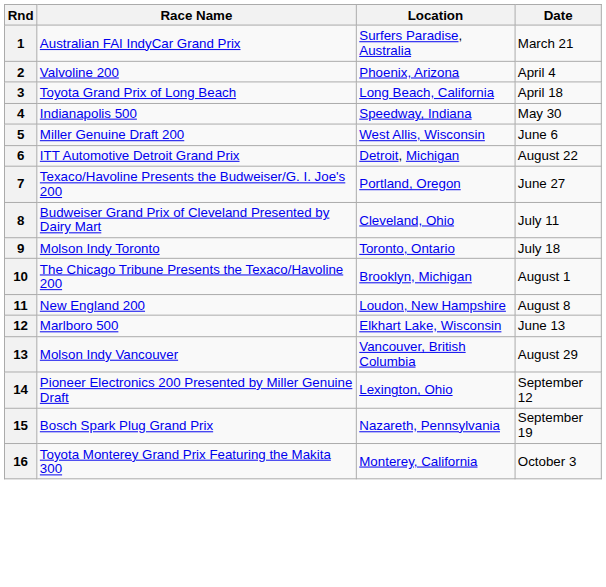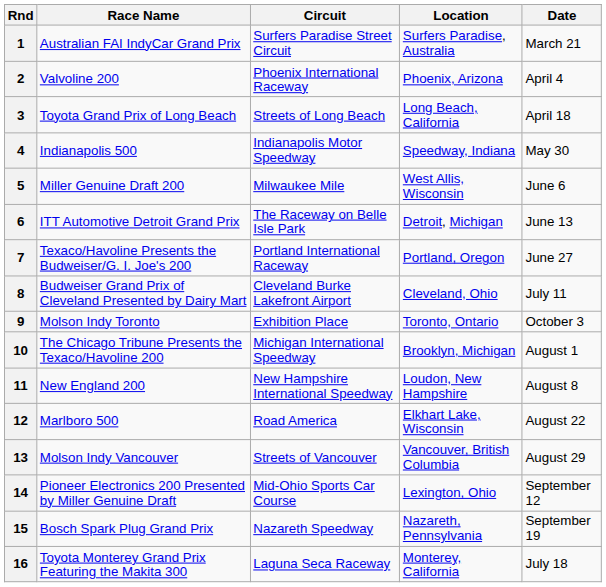+ column: (325, 15)
(548, 155) August 22 -> (549, 221) June 13
(539, 248) July 18 -> (555, 321) October 3
(542, 325) June 13 -> (555, 421) August 22
(547, 461) October 3 -> (547, 564) July 18
